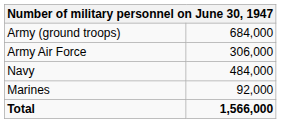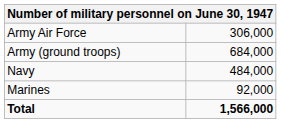rows swapped: (64, 33) <-> (47, 52)
